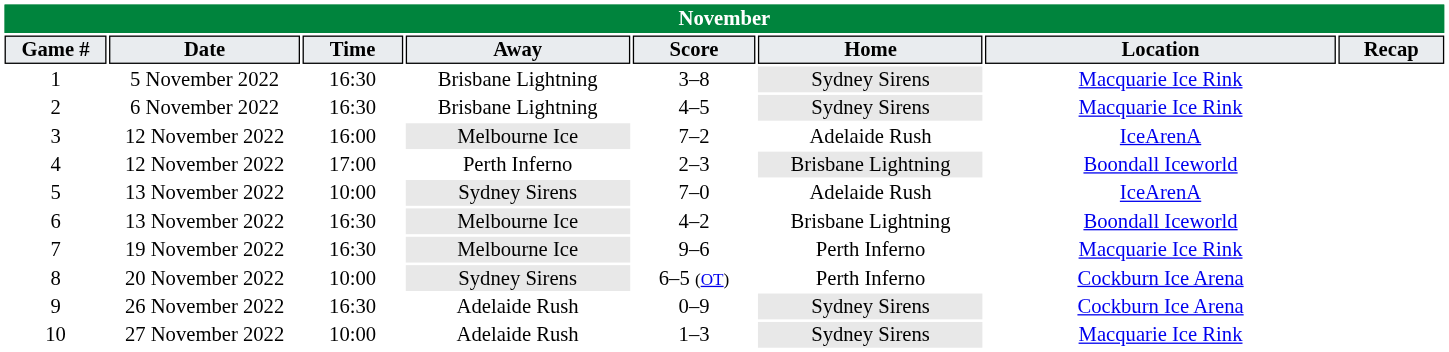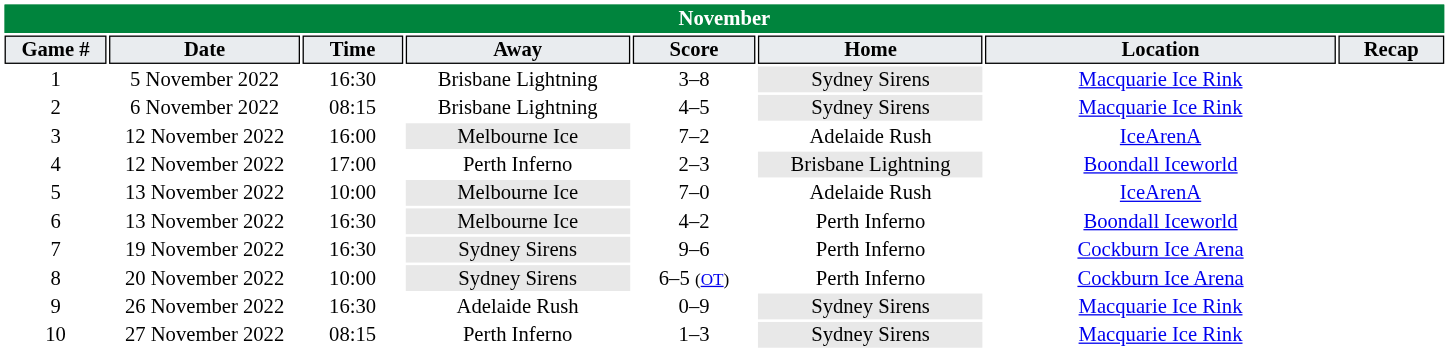(353, 107) 16:30 -> (353, 107) 08:15
(518, 192) Sydney Sirens -> (518, 192) Melbourne Ice
(870, 221) Brisbane Lightning -> (870, 221) Perth Inferno
(518, 249) Melbourne Ice -> (518, 249) Sydney Sirens
(1161, 249) Macquarie Ice Rink -> (1161, 249) Cockburn Ice Arena
(1161, 306) Cockburn Ice Arena -> (1161, 306) Macquarie Ice Rink
(353, 334) 10:00 -> (353, 334) 08:15
(518, 334) Adelaide Rush -> (518, 334) Perth Inferno
